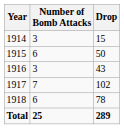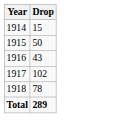- column: (62, 17)
